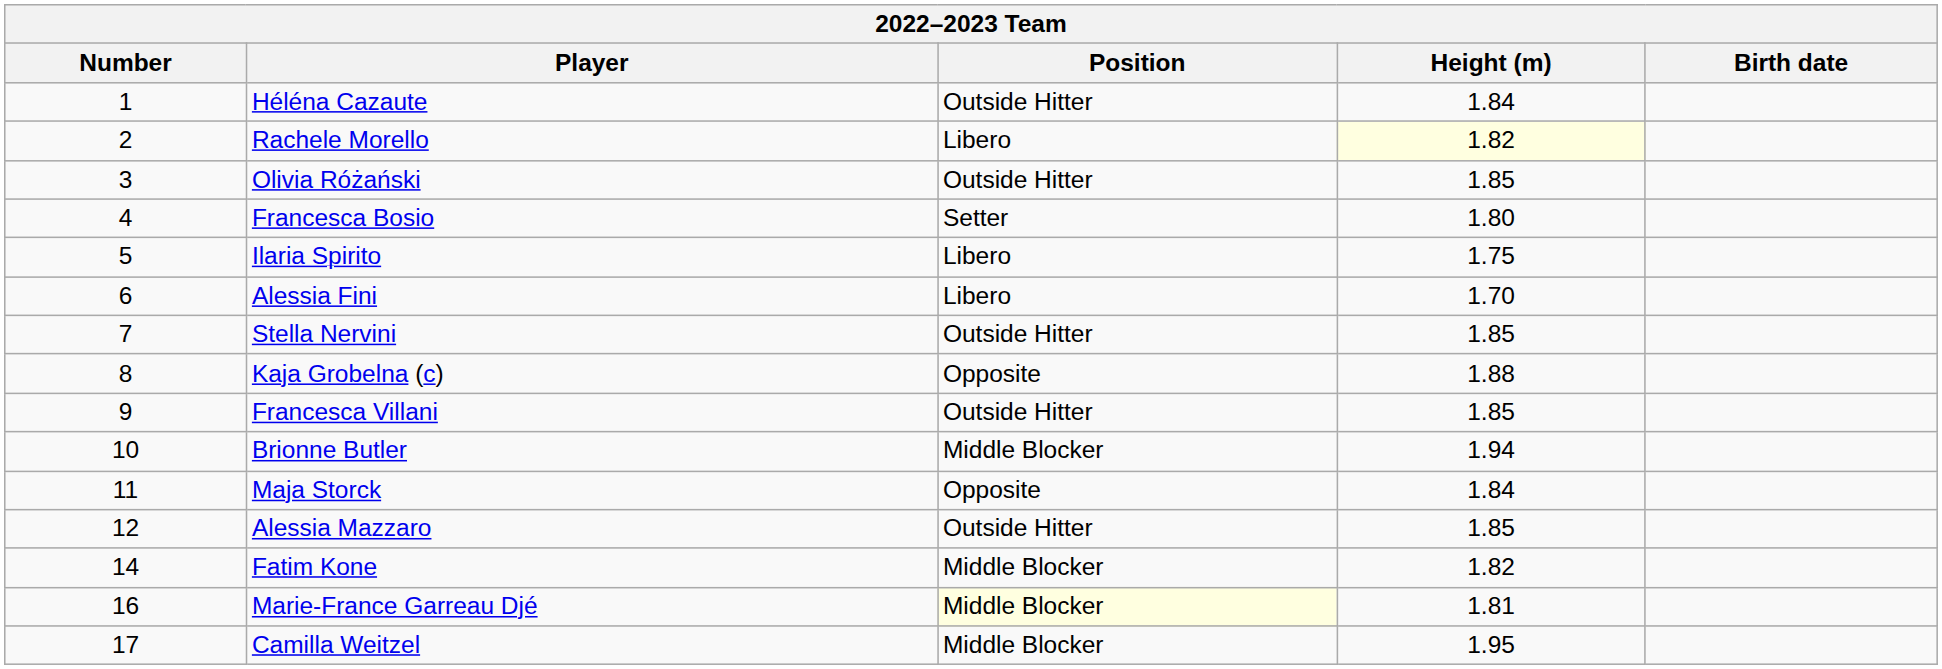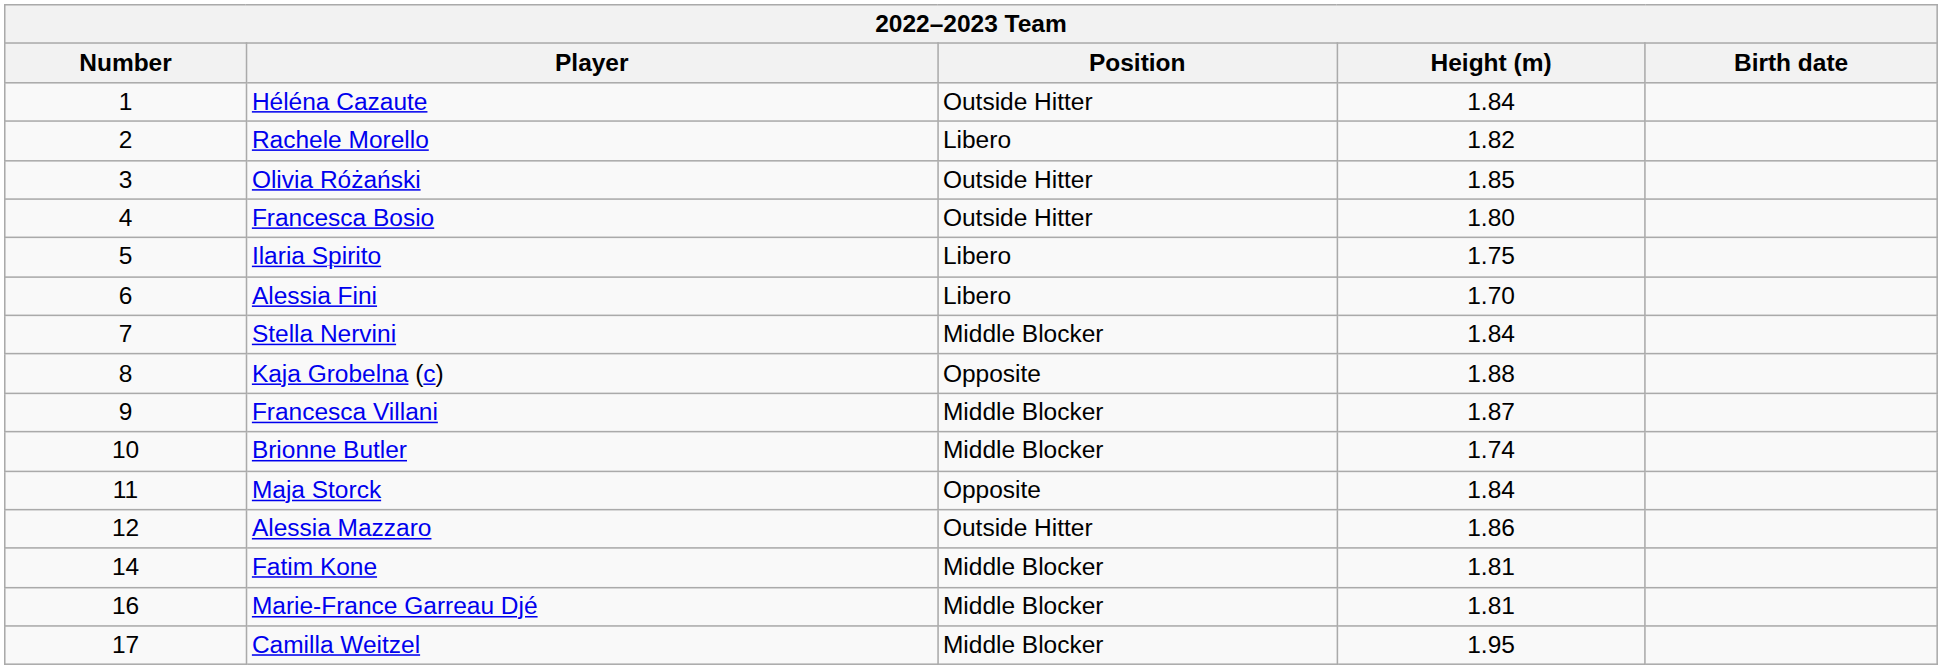(1491, 140) lightyellow background -> (1491, 140) no background
(976, 218) Setter -> (1018, 218) Outside Hitter
(1018, 334) Outside Hitter -> (1023, 334) Middle Blocker
(1491, 334) 1.85 -> (1491, 334) 1.84
(1018, 412) Outside Hitter -> (1023, 412) Middle Blocker
(1491, 412) 1.85 -> (1491, 412) 1.87
(1491, 450) 1.94 -> (1491, 450) 1.74
(1491, 528) 1.85 -> (1491, 528) 1.86
(1491, 567) 1.82 -> (1491, 567) 1.81
(1023, 606) lightyellow background -> (1023, 606) no background
